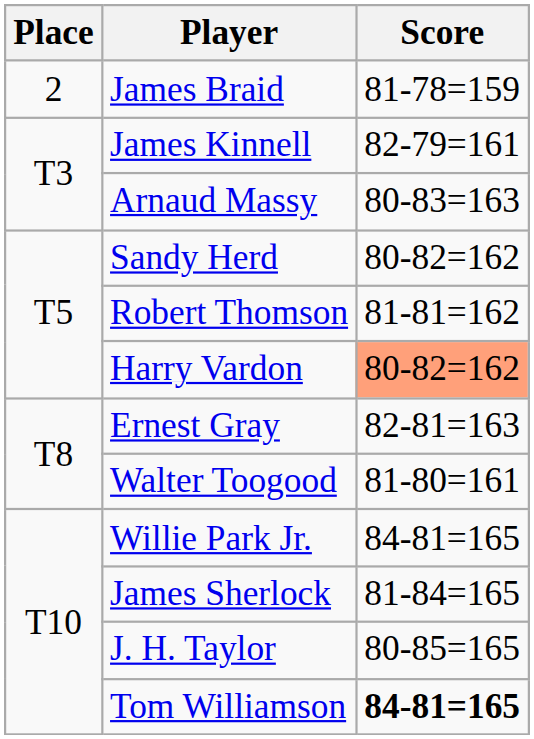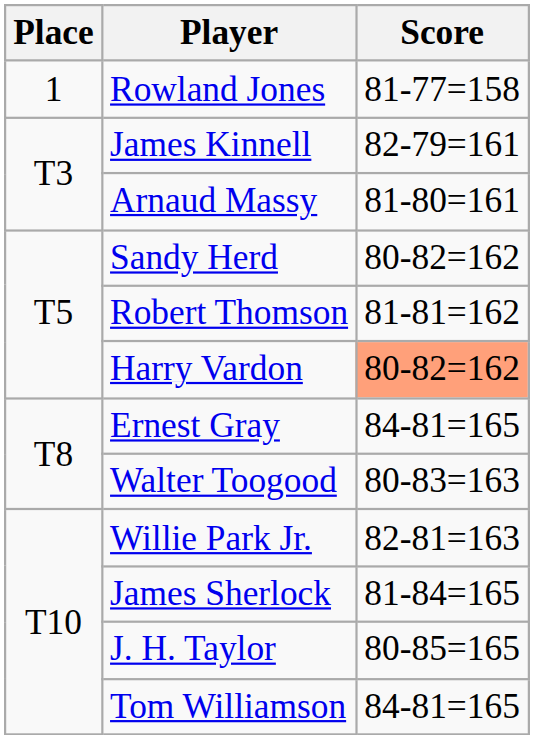+ row: (218, 88)
- row: (197, 88)
(442, 200) 80-83=163 -> (442, 200) 81-80=161
(442, 425) 82-81=163 -> (442, 425) 84-81=165
(442, 481) 81-80=161 -> (442, 481) 80-83=163
(442, 537) 84-81=165 -> (442, 537) 82-81=163
(442, 705) bold -> (442, 705) normal
